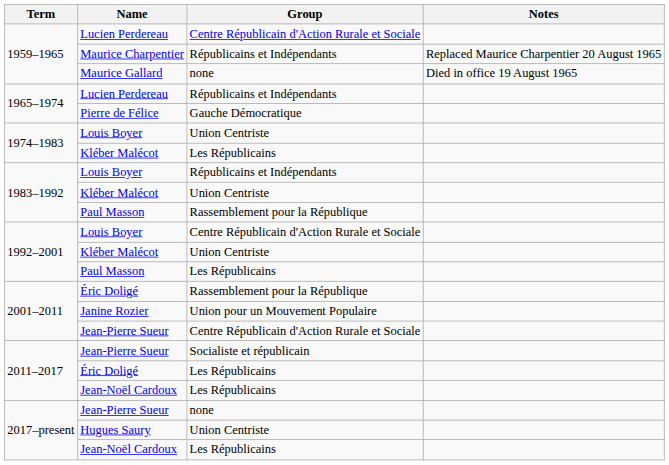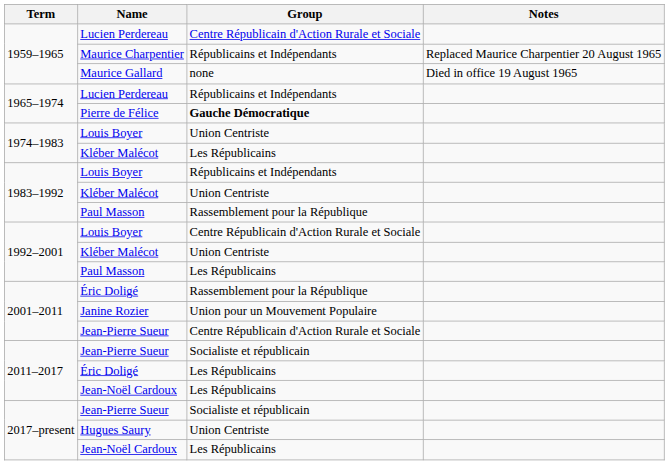(246, 113) normal -> (249, 113) bold
(202, 410) none -> (250, 410) Socialiste et républicain
